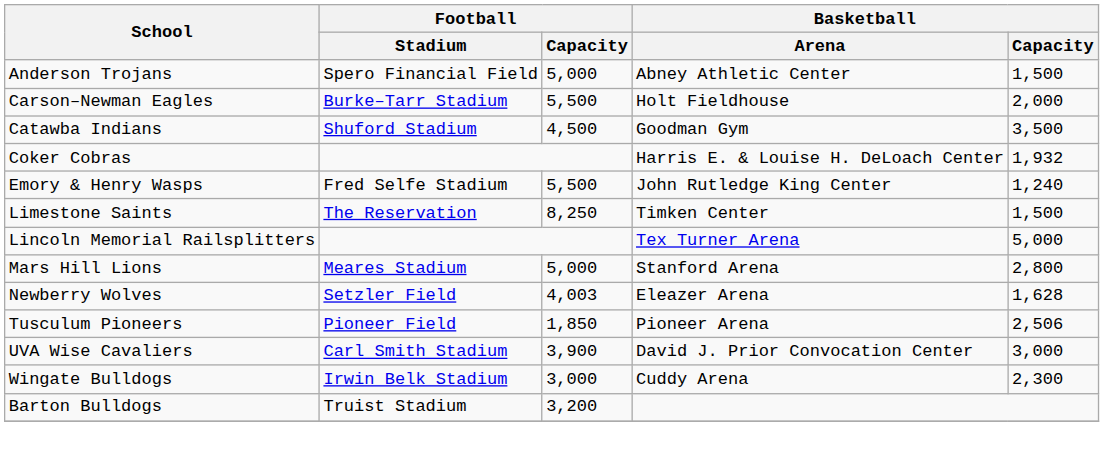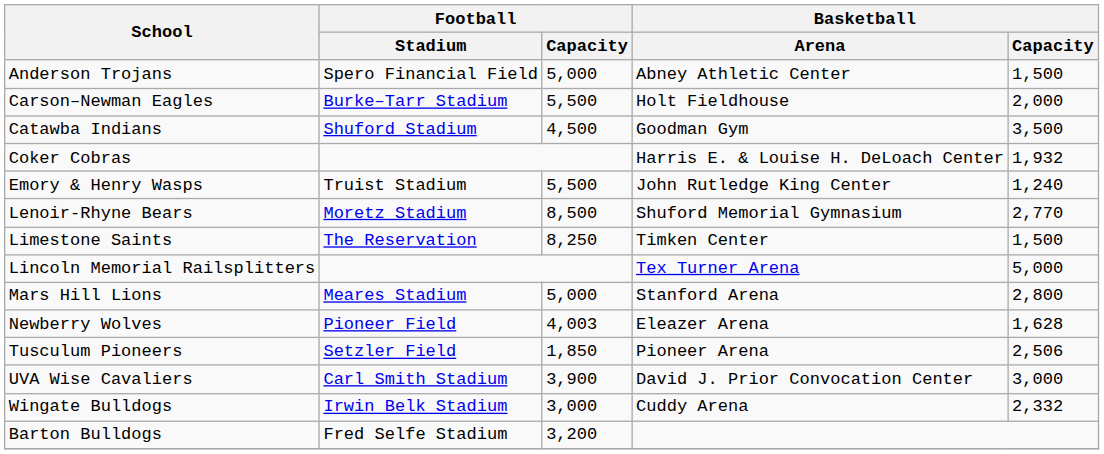(415, 185) Fred Selfe Stadium -> (395, 185) Truist Stadium
+ row: (101, 213)
(390, 296) Setzler Field -> (390, 324) Pioneer Field
(390, 324) Pioneer Field -> (390, 352) Setzler Field
(1038, 379) 2,300 -> (1038, 407) 2,332
(395, 407) Truist Stadium -> (415, 435) Fred Selfe Stadium
